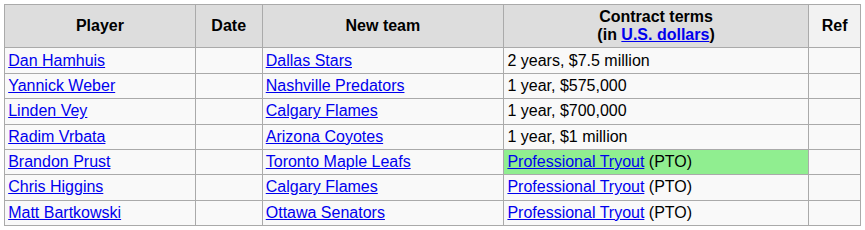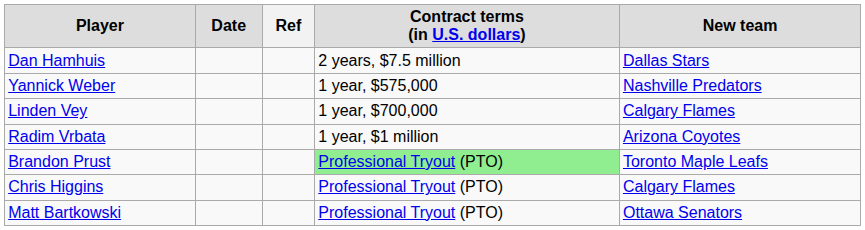columns swapped: (383, 26) <-> (835, 26)
